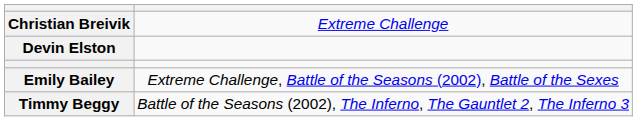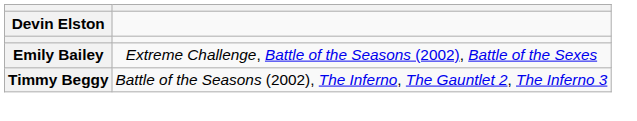- row: (69, 23)
